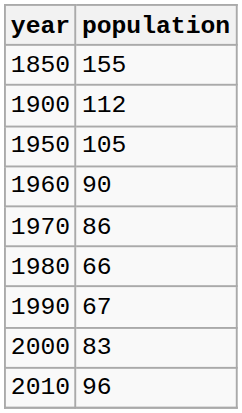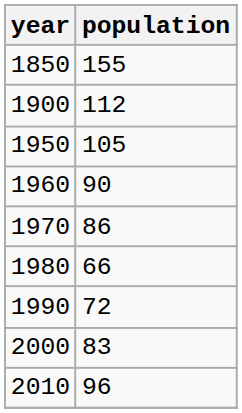(97, 307) 67 -> (97, 307) 72
